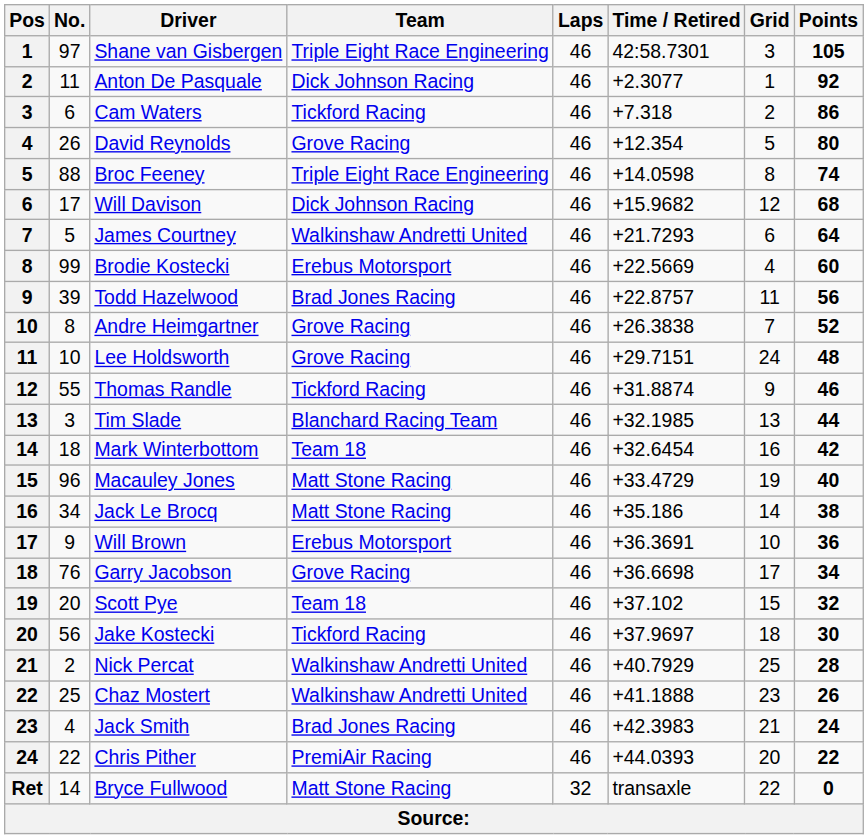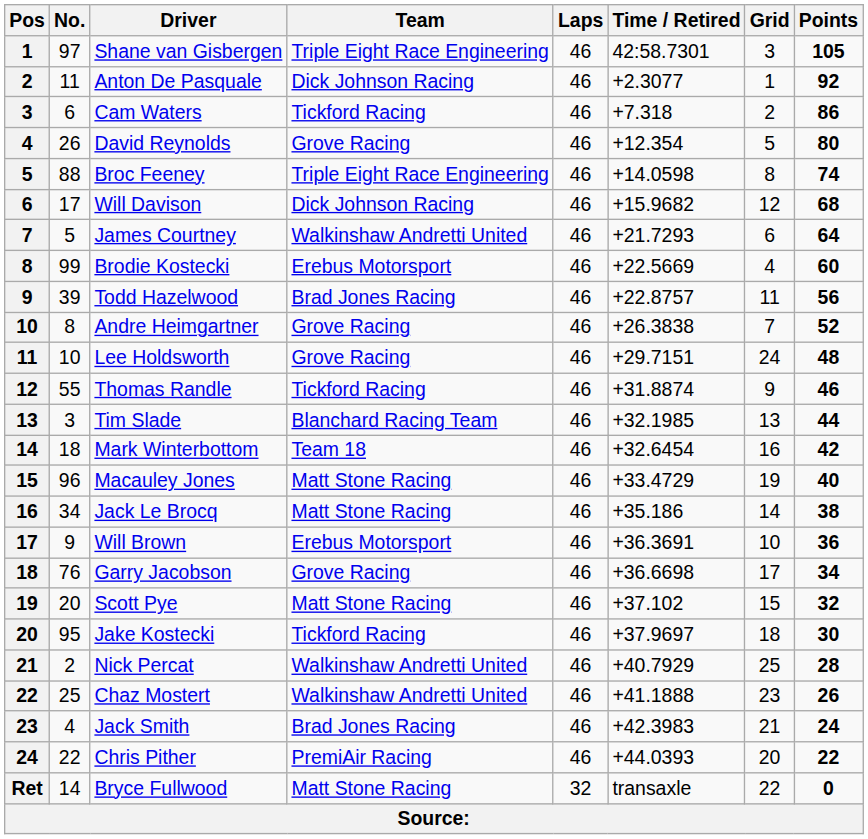(329, 604) Team 18 -> (371, 604) Matt Stone Racing
(70, 635) 56 -> (70, 635) 95
